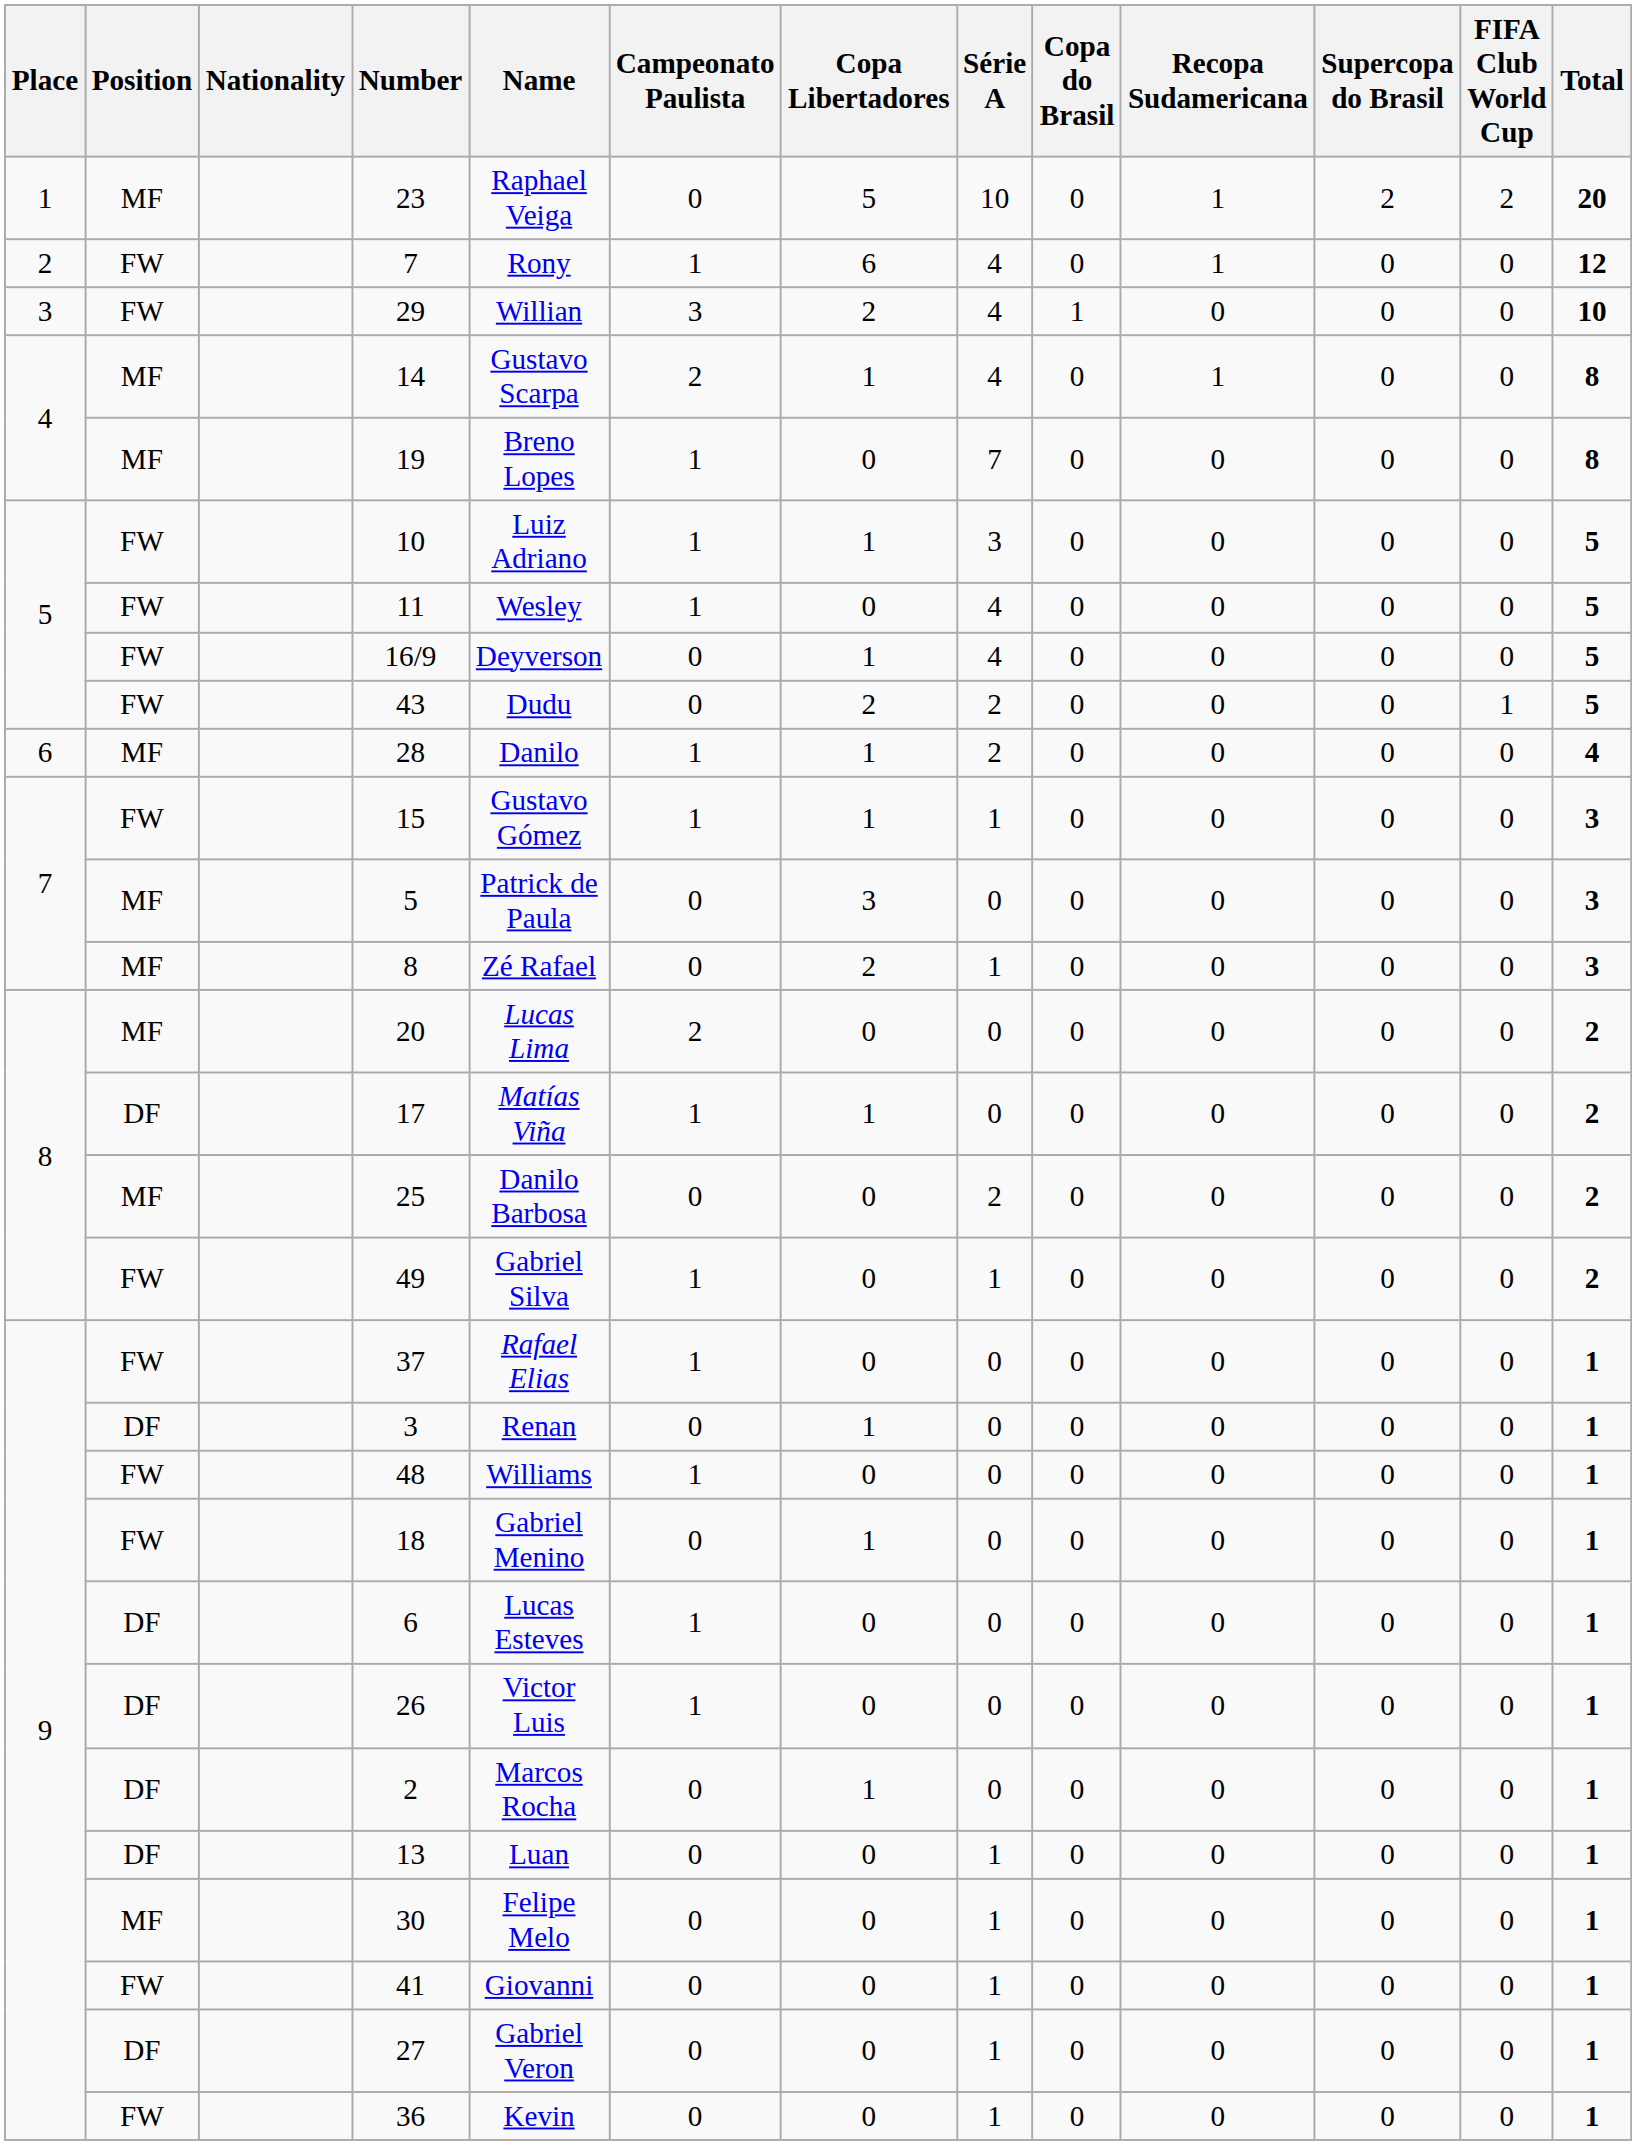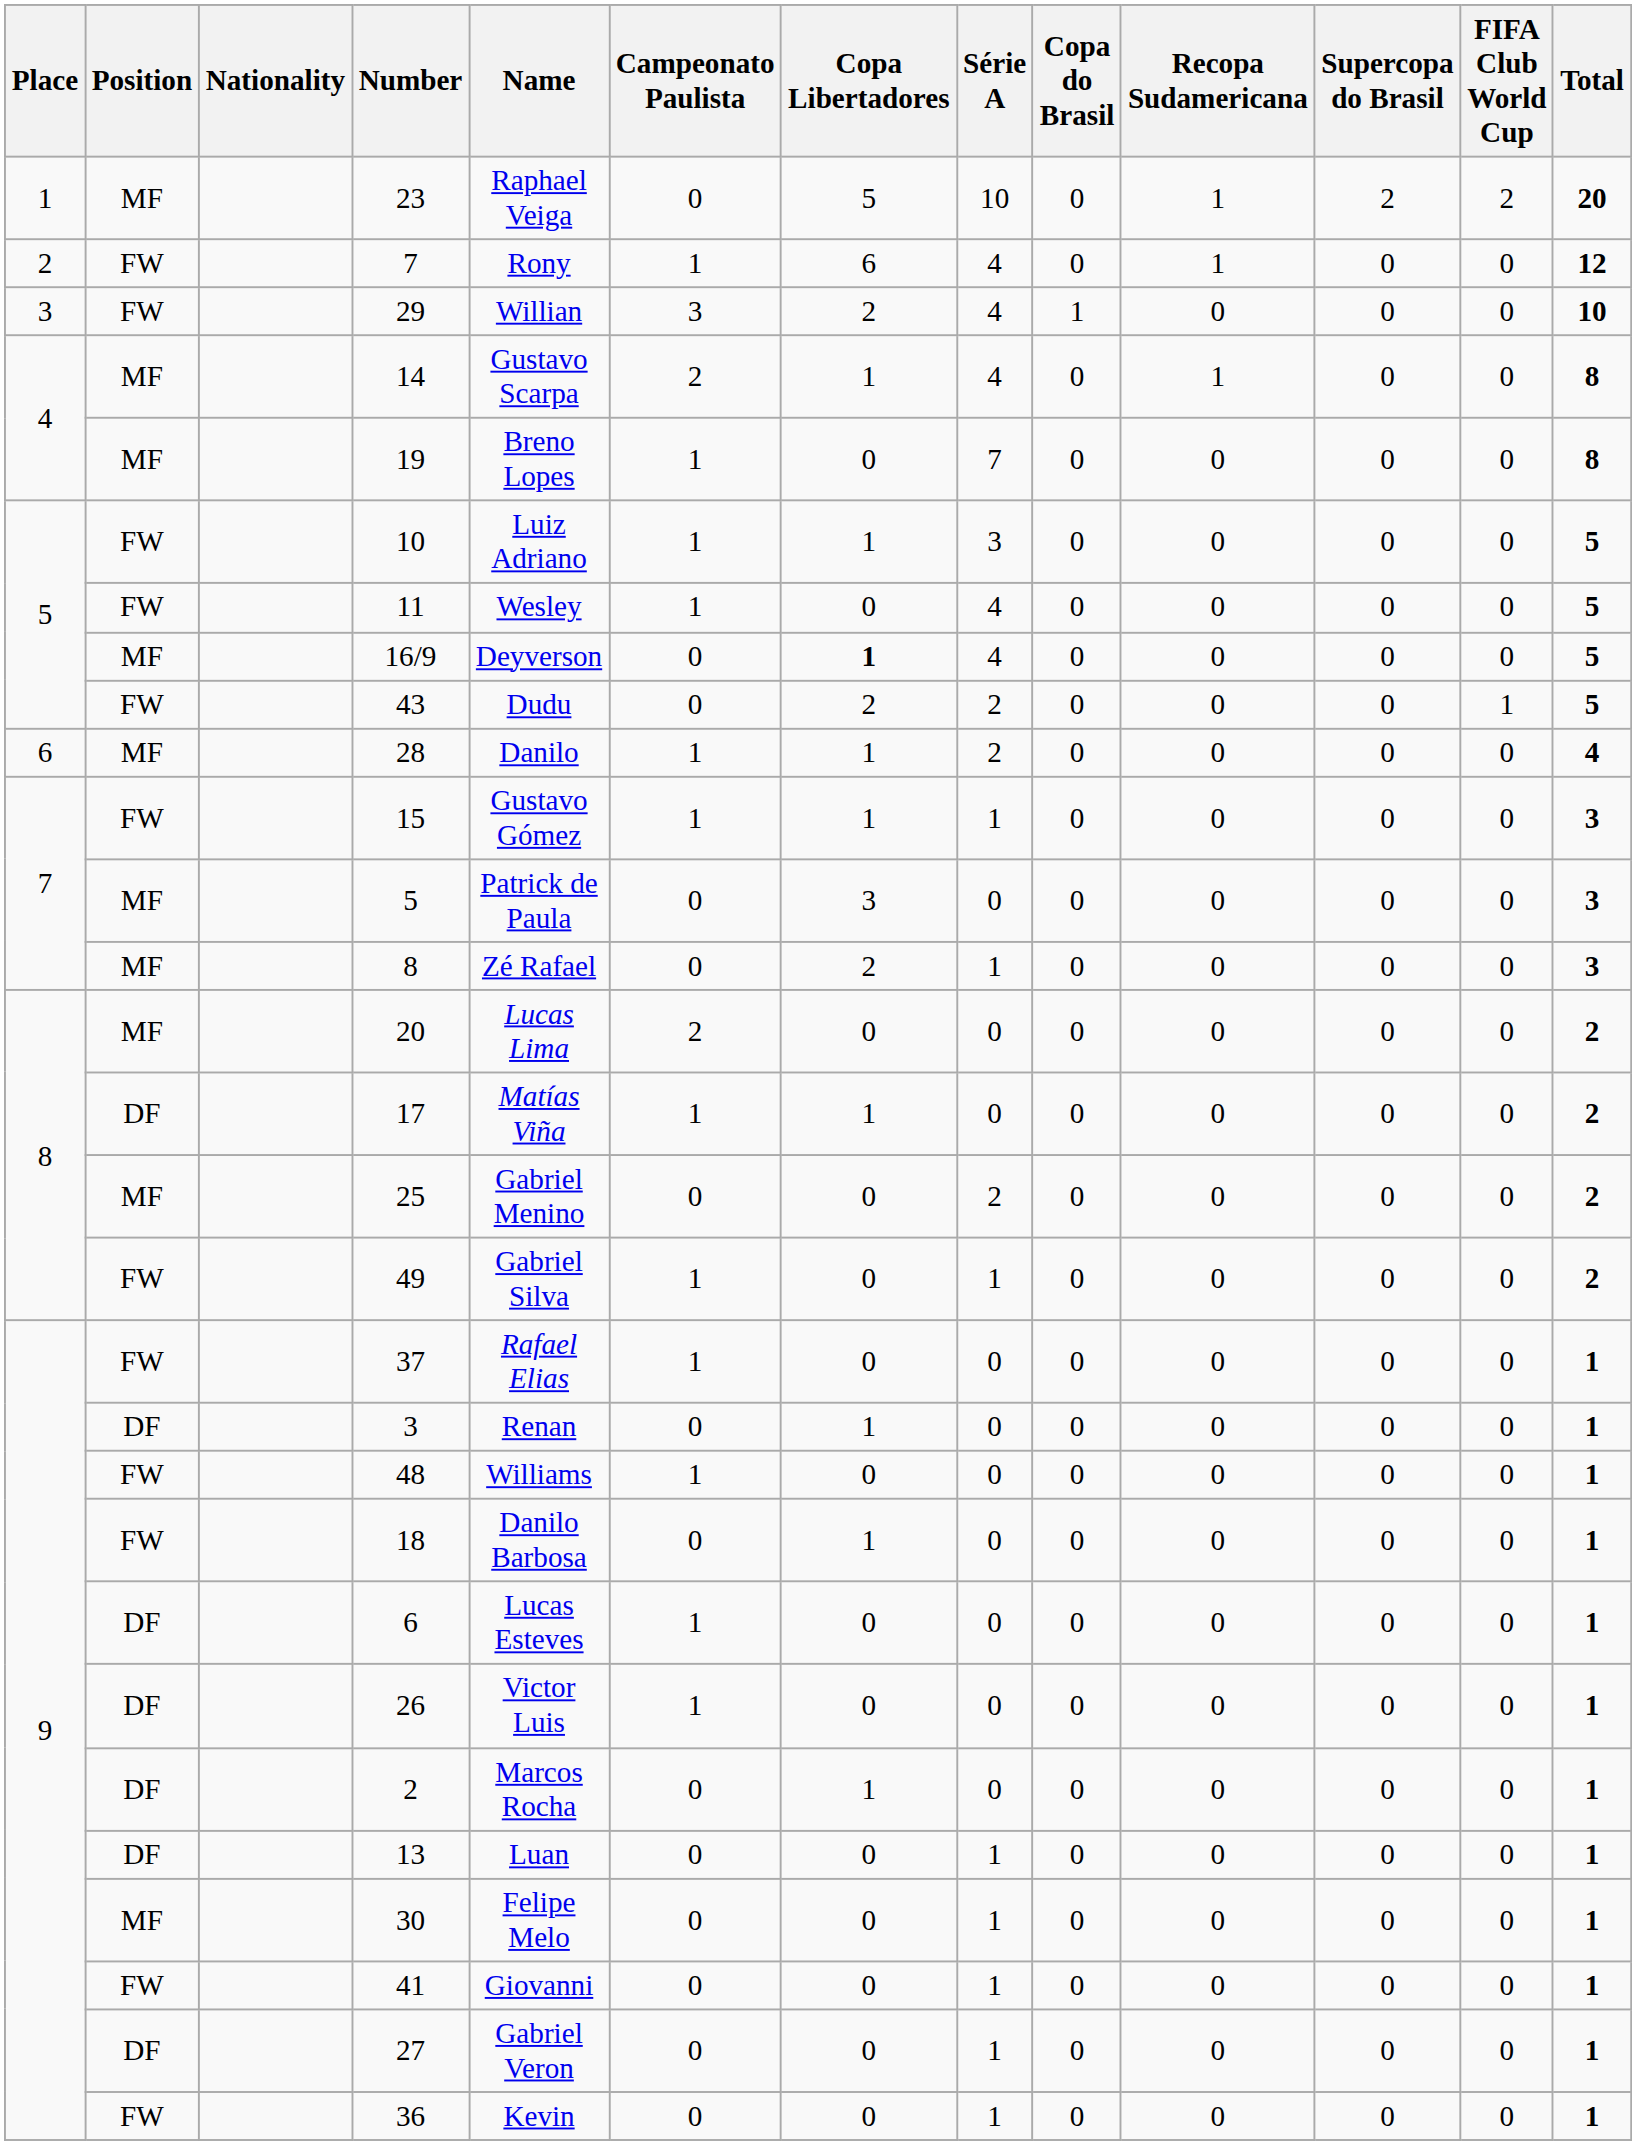(142, 655) FW -> (142, 655) MF
(869, 655) normal -> (869, 655) bold
(539, 1196) Danilo Barbosa -> (539, 1196) Gabriel Menino
(539, 1540) Gabriel Menino -> (539, 1540) Danilo Barbosa
